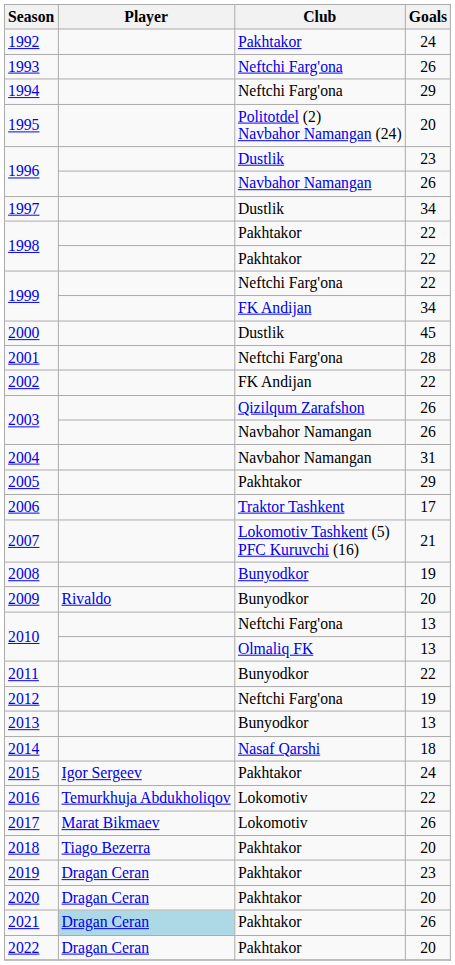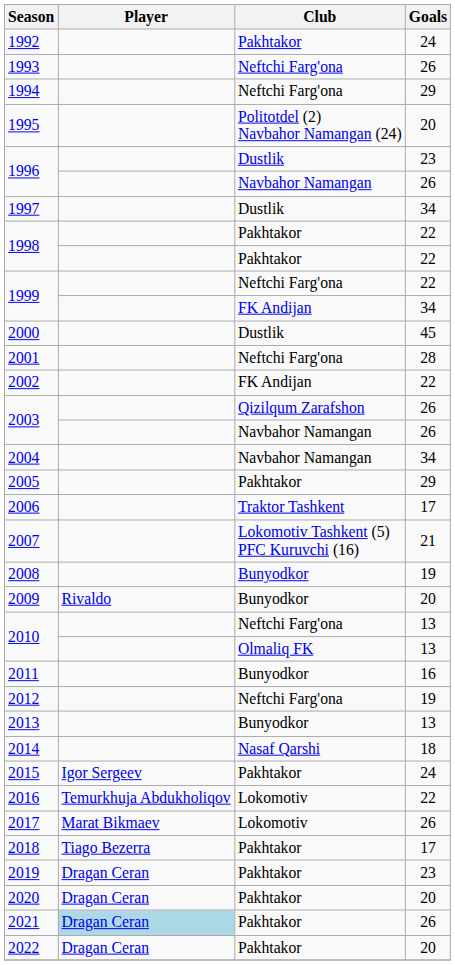(428, 457) 31 -> (428, 457) 34
(428, 673) 22 -> (428, 673) 16
(428, 847) 20 -> (428, 847) 17
